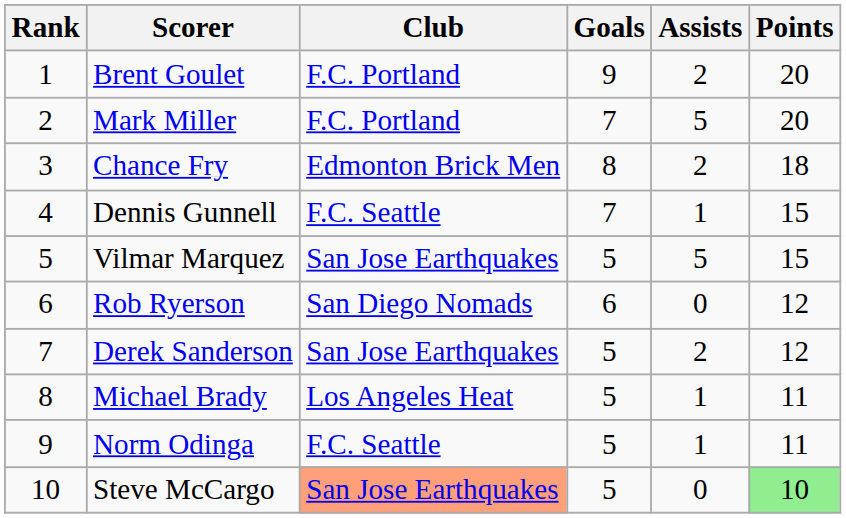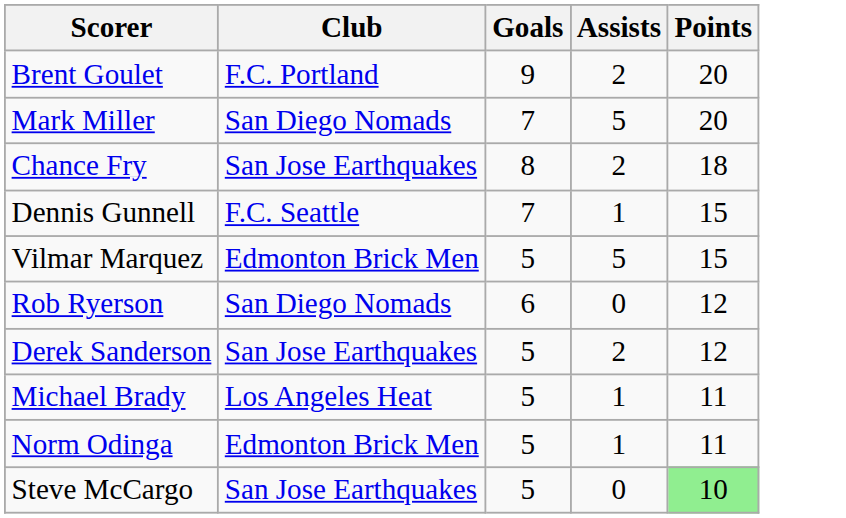- column: (46, 27)
(383, 119) F.C. Portland -> (338, 119) San Diego Nomads
(433, 166) Edmonton Brick Men -> (351, 166) San Jose Earthquakes
(432, 258) San Jose Earthquakes -> (352, 258) Edmonton Brick Men
(373, 443) F.C. Seattle -> (352, 443) Edmonton Brick Men
(432, 489) lightsalmon background -> (351, 489) no background
